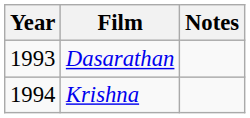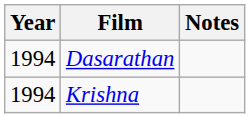(33, 58) 1993 -> (33, 58) 1994
